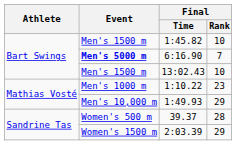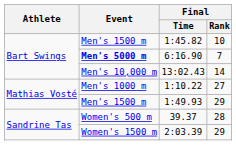(114, 71) Men's 1500 m -> (119, 71) Men's 10,000 m
(219, 71) 10 -> (219, 71) 14
(219, 86) 23 -> (219, 86) 27
(119, 102) Men's 10,000 m -> (114, 102) Men's 1500 m
